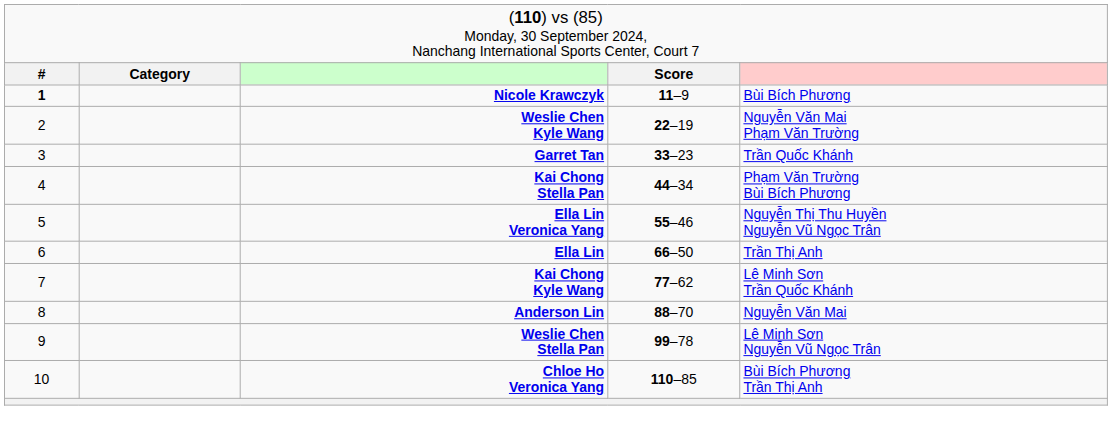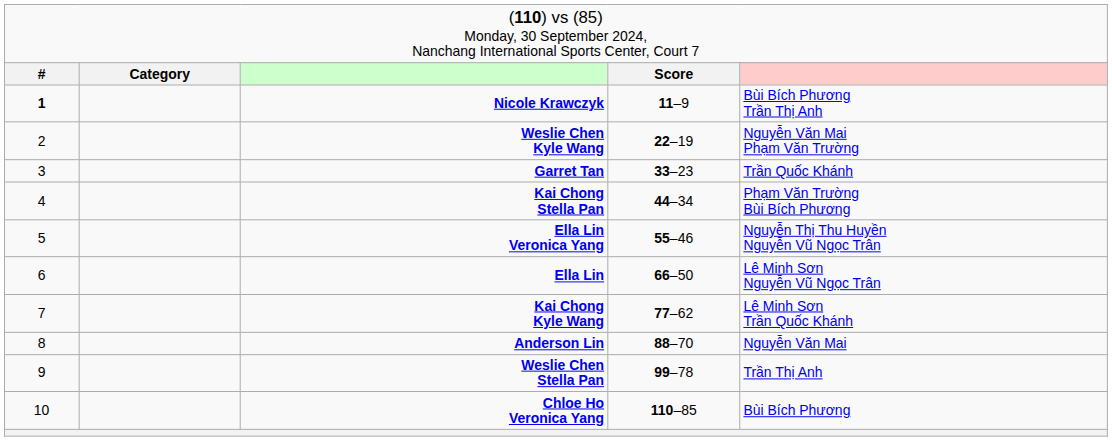(797, 96) Bùi Bích Phương -> (797, 104) Bùi Bích Phương Trần Thị Anh
(783, 253) Trần Thị Anh -> (812, 276) Lê Minh Sơn Nguyễn Vũ Ngọc Trân
(812, 342) Lê Minh Sơn Nguyễn Vũ Ngọc Trân -> (783, 373) Trần Thị Anh
(797, 380) Bùi Bích Phương Trần Thị Anh -> (797, 411) Bùi Bích Phương
